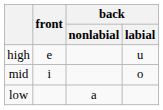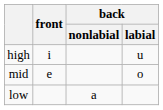(49, 54) e -> (49, 54) i
(49, 74) i -> (49, 74) e
